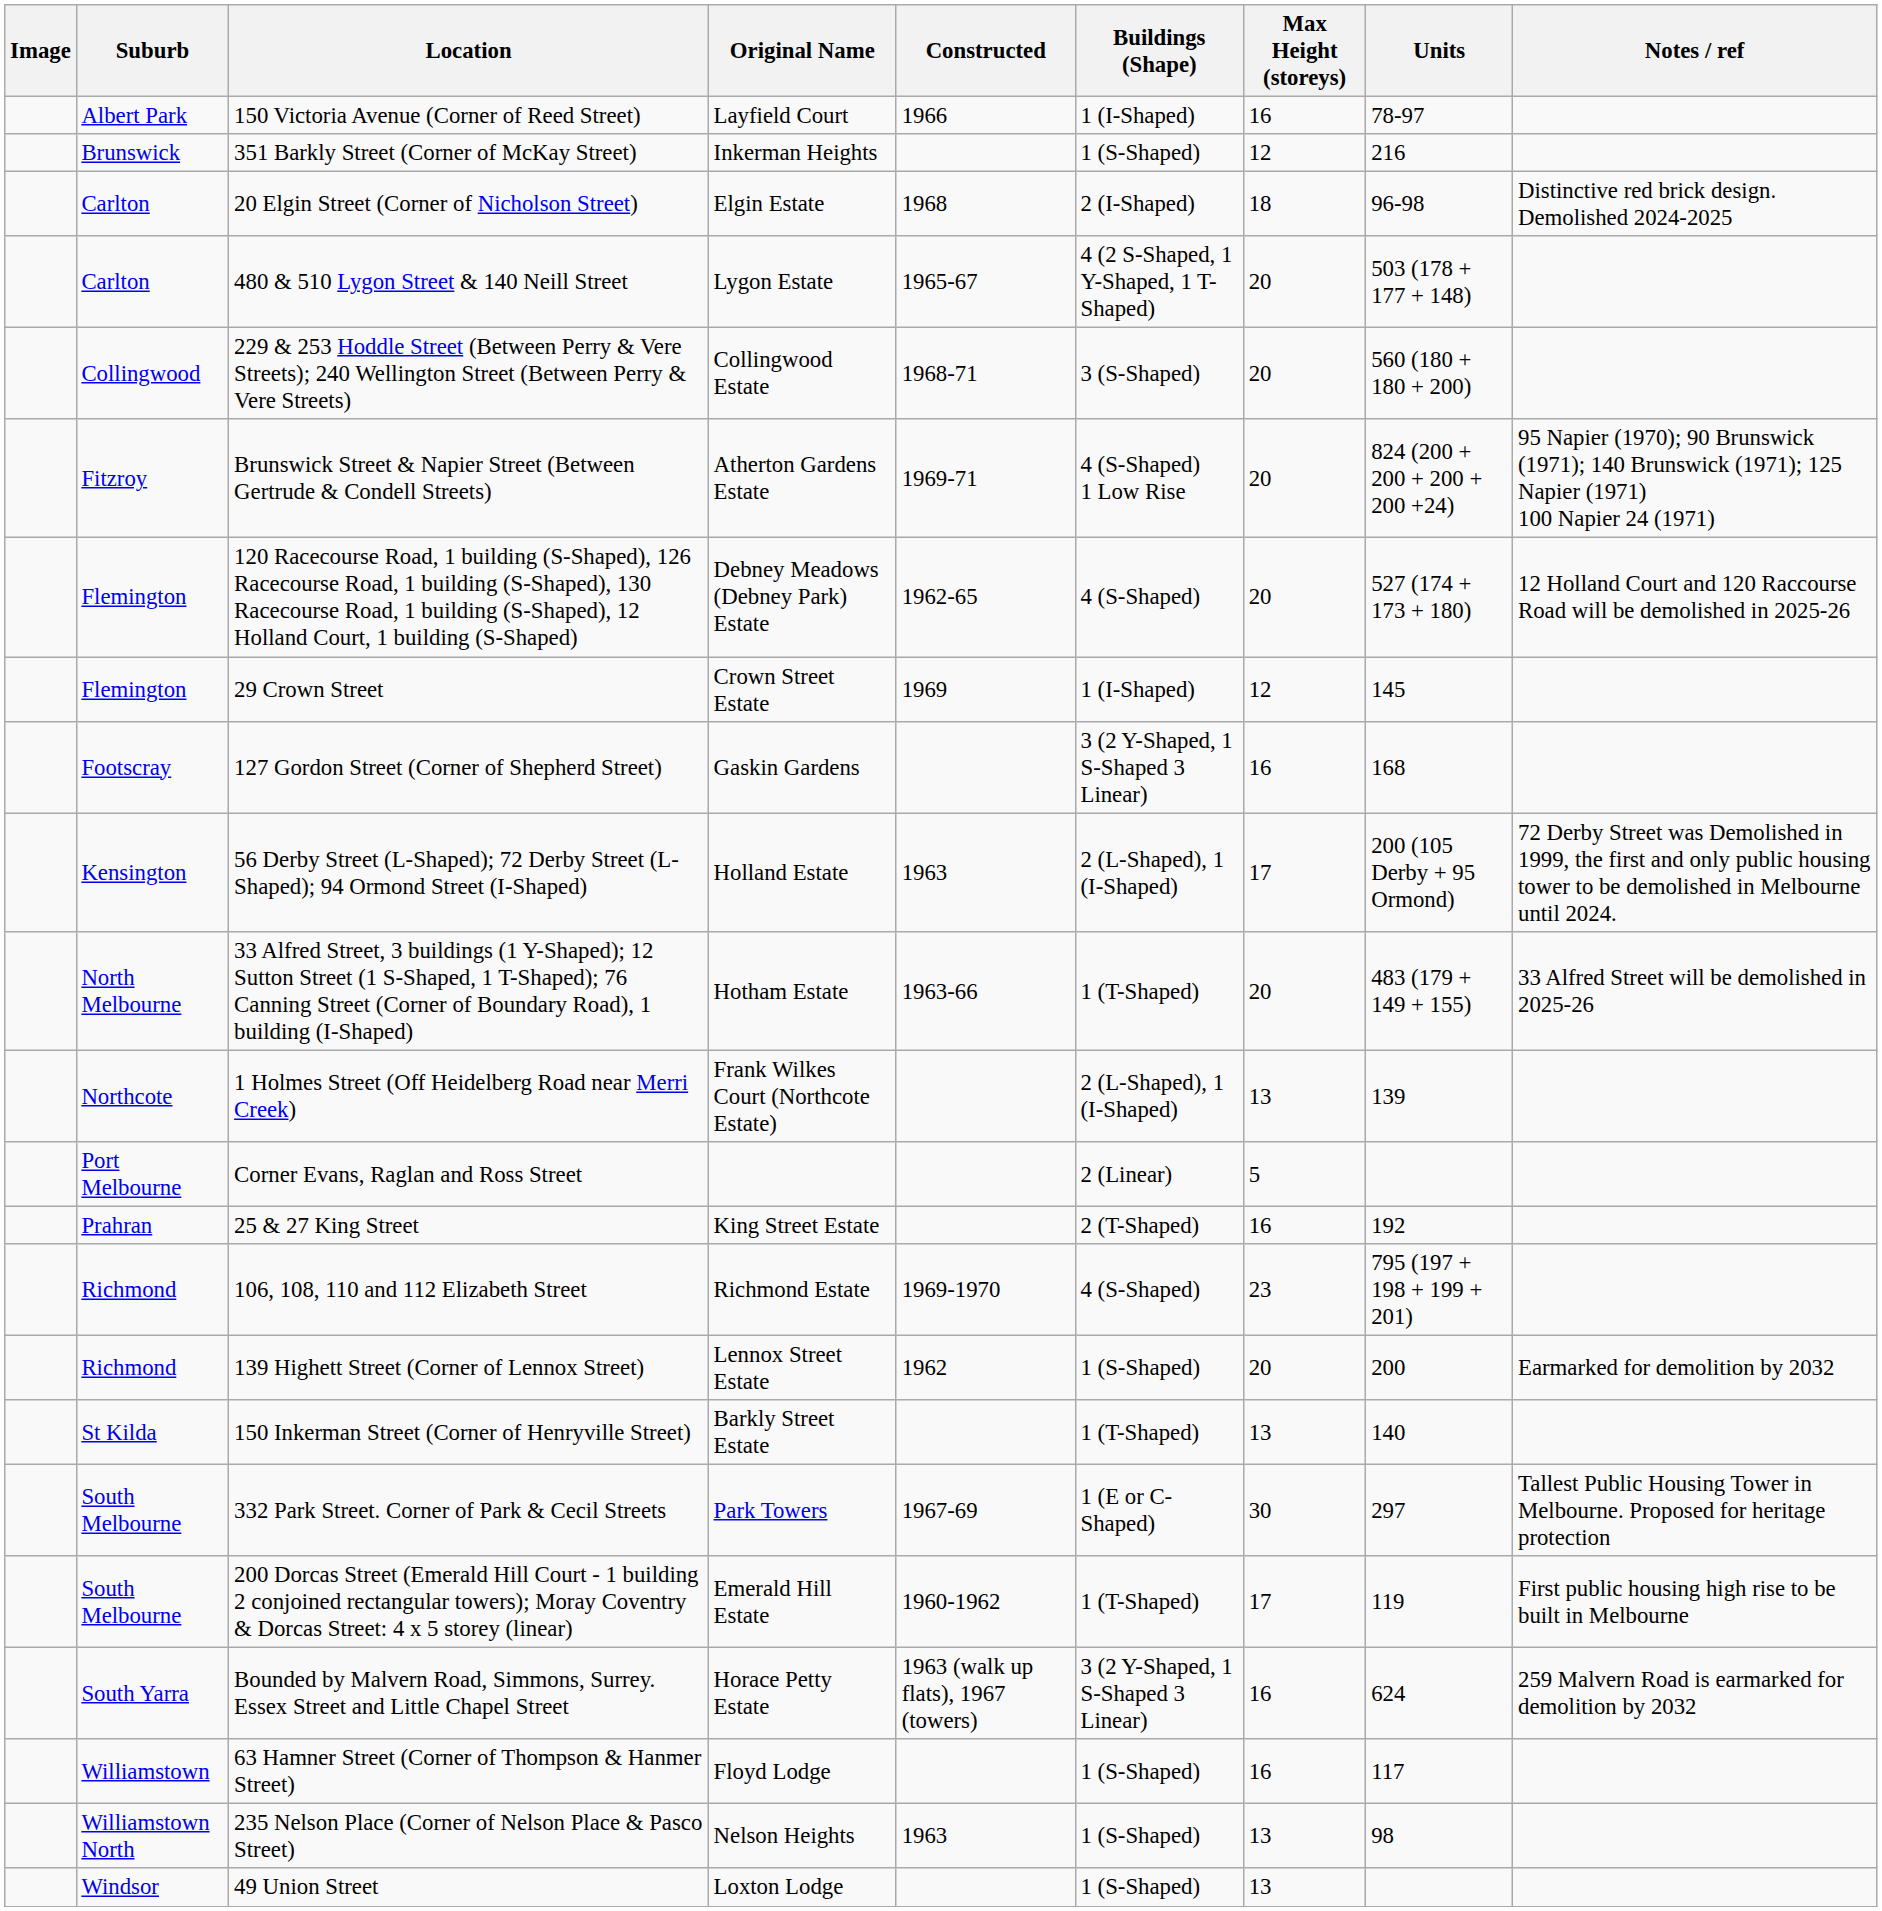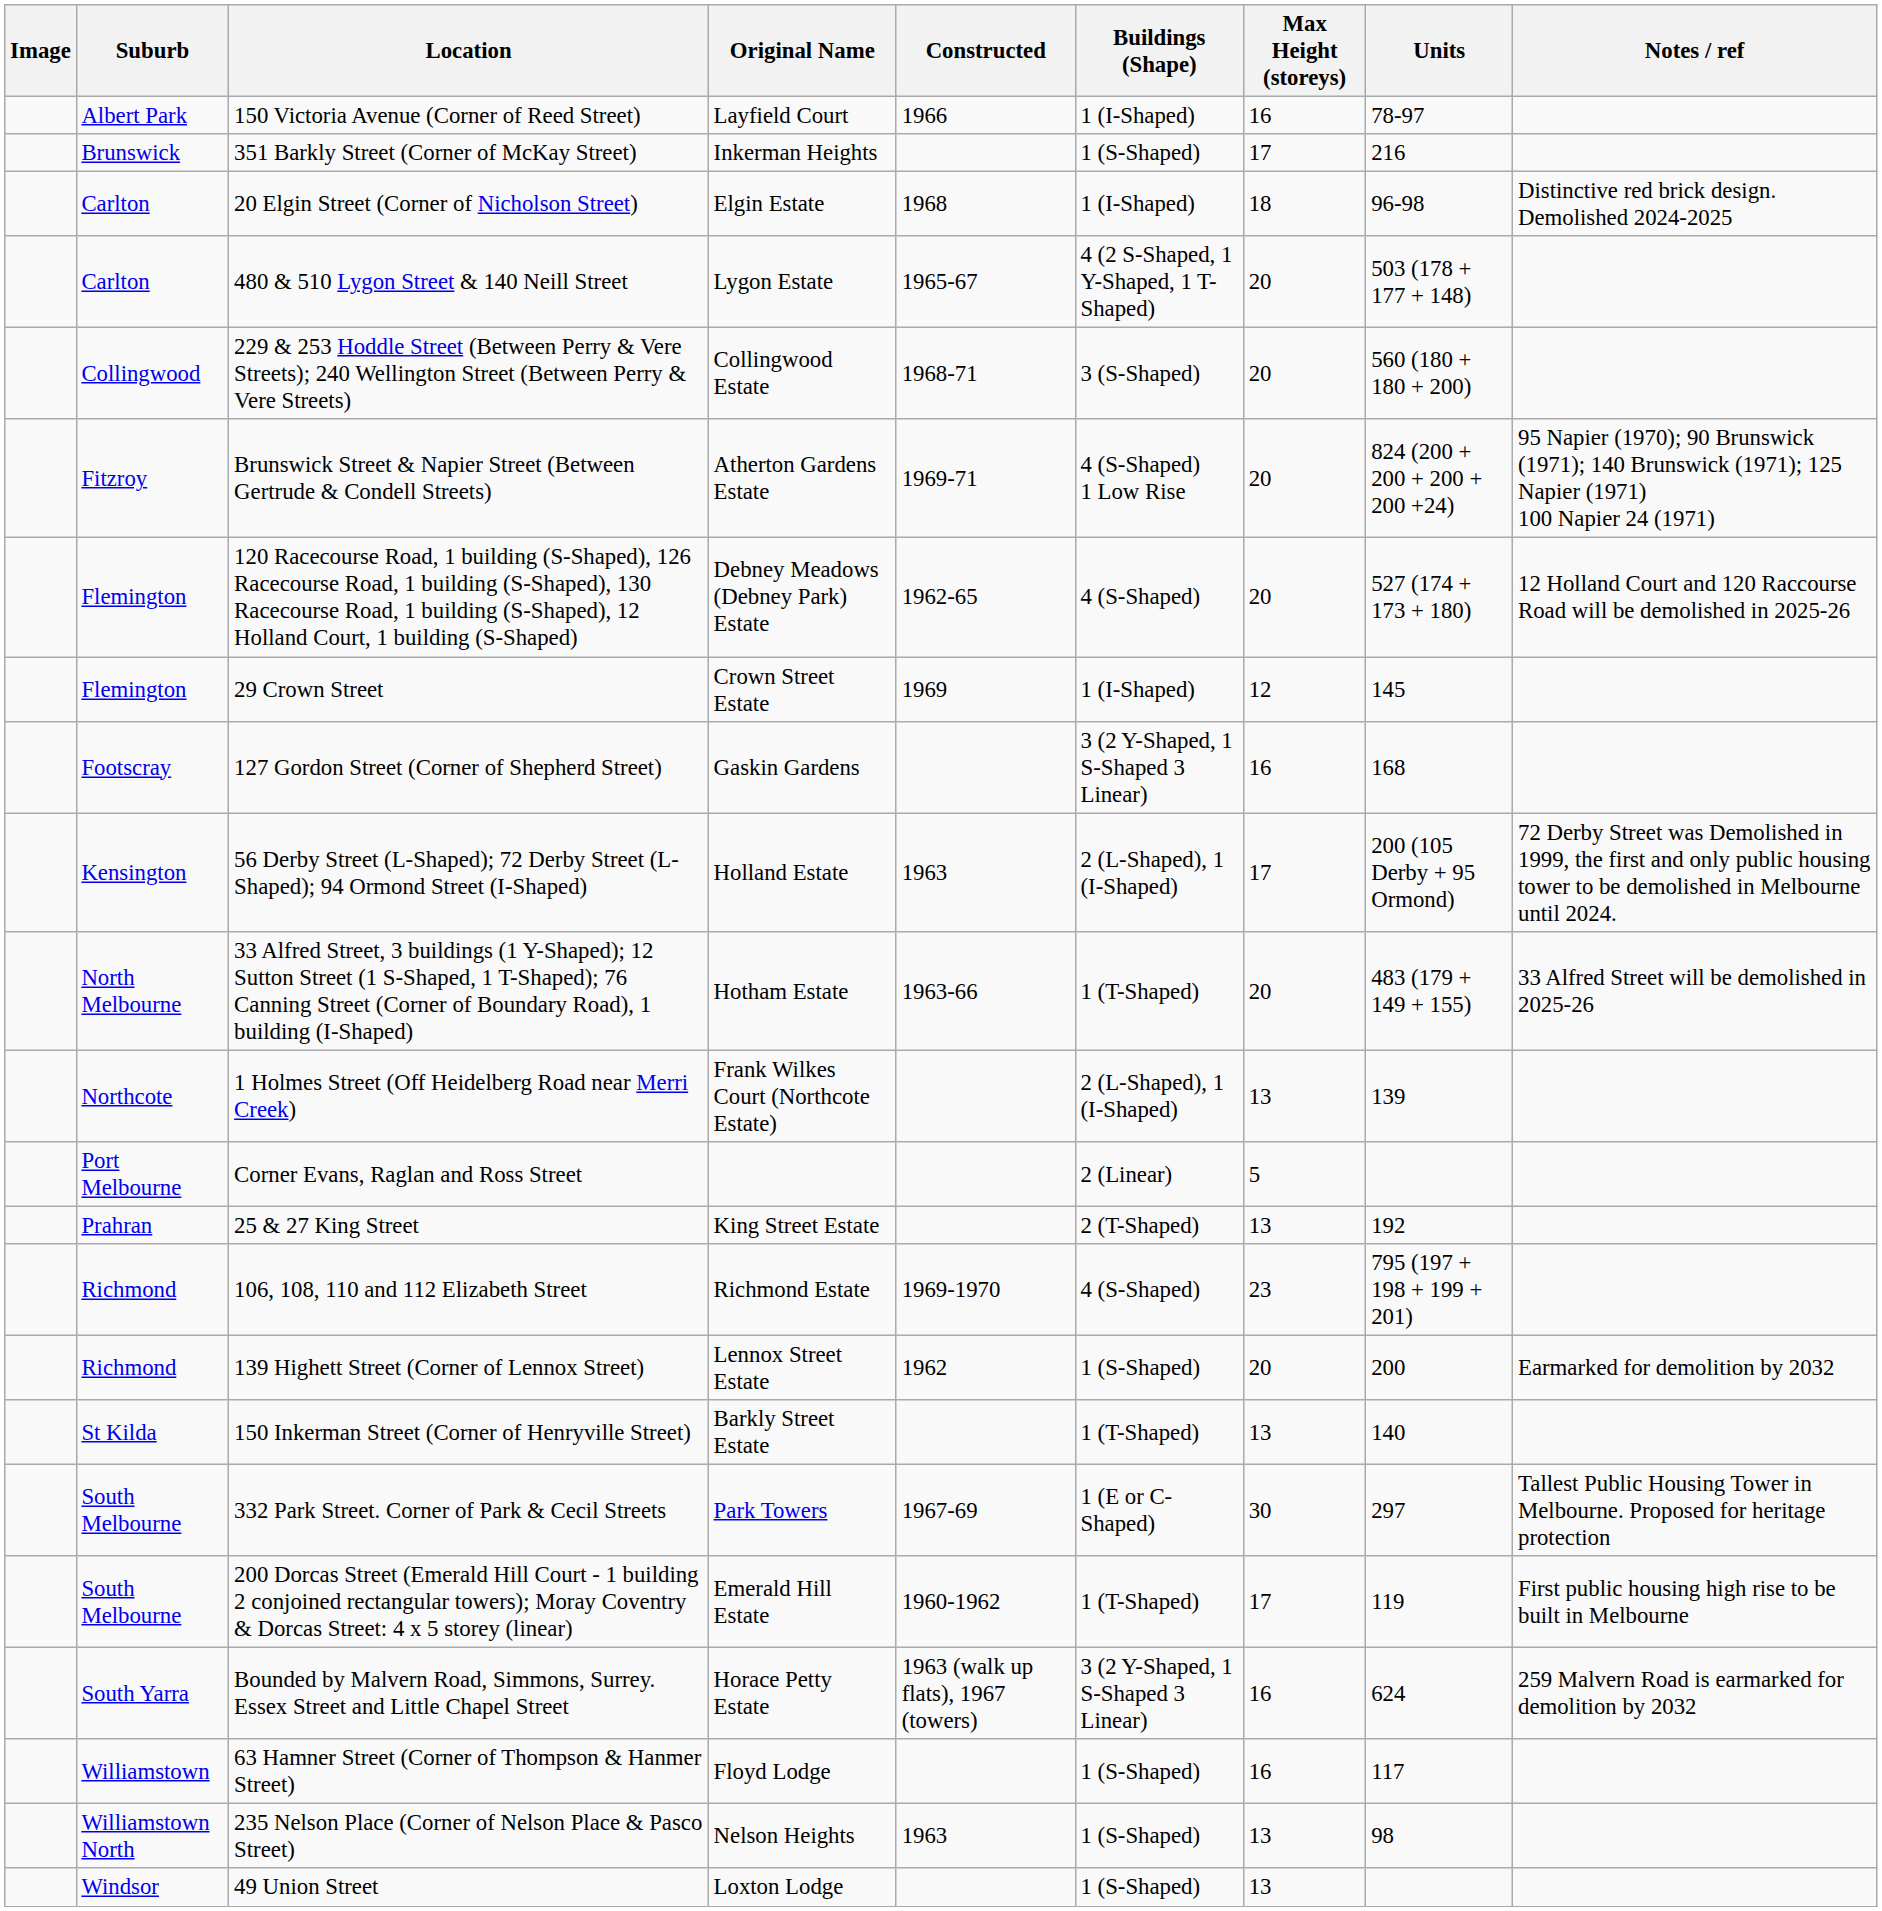(1260, 152) 12 -> (1260, 152) 17
(1138, 203) 2 (I-Shaped) -> (1138, 203) 1 (I-Shaped)
(1260, 1224) 16 -> (1260, 1224) 13
